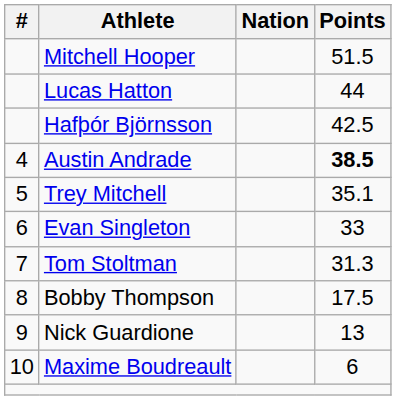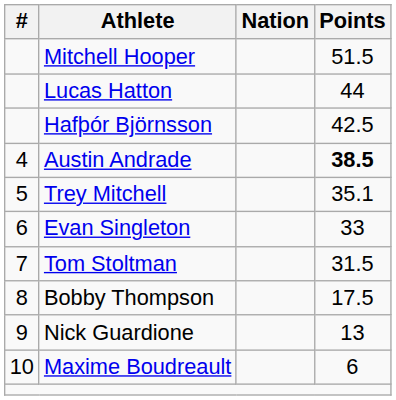(352, 263) 31.3 -> (352, 263) 31.5
